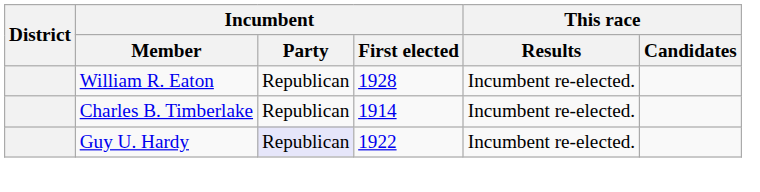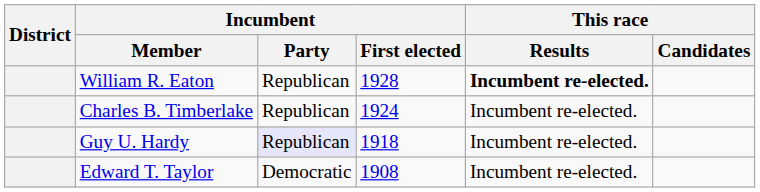(551, 80) normal -> (559, 80) bold
(377, 111) 1914 -> (379, 111) 1924
(377, 141) 1922 -> (379, 141) 1918
+ row: (146, 171)
